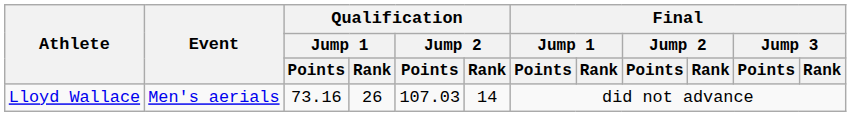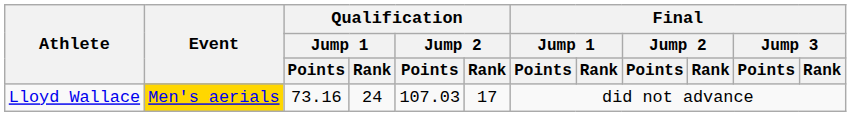(214, 97) no background -> (214, 97) gold background
(372, 97) 26 -> (372, 97) 24
(487, 97) 14 -> (487, 97) 17
